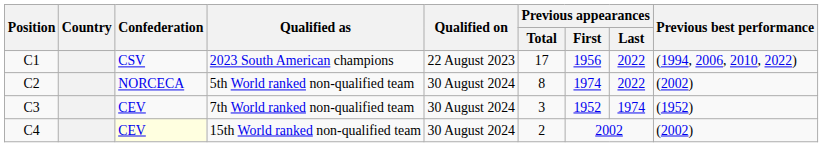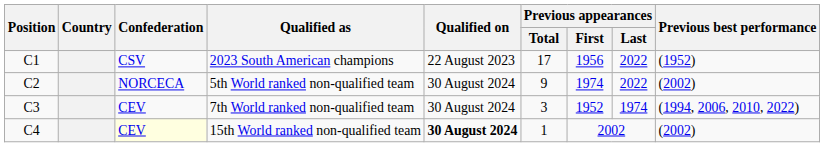(727, 61) (1994, 2006, 2010, 2022) -> (677, 61) (1952)
(542, 84) 8 -> (544, 84) 9
(675, 107) (1952) -> (729, 107) (1994, 2006, 2010, 2022)
(471, 130) normal -> (472, 130) bold
(542, 130) 2 -> (544, 130) 1
